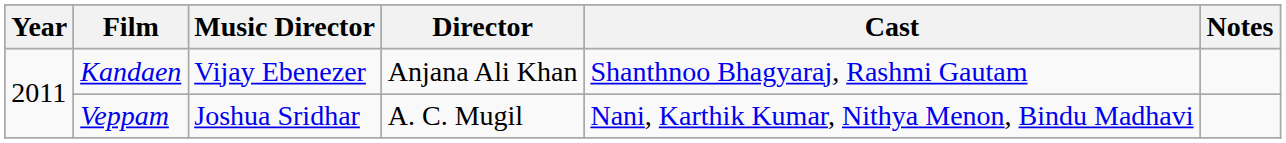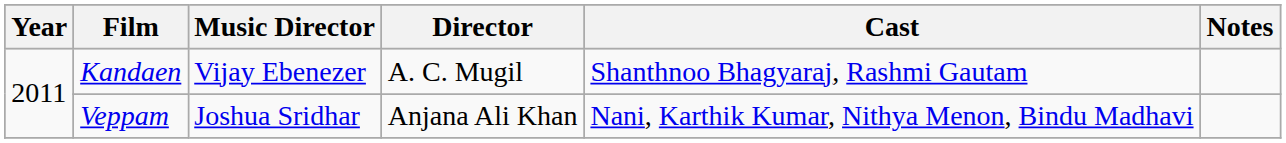(483, 71) Anjana Ali Khan -> (455, 71) A. C. Mugil
(455, 115) A. C. Mugil -> (483, 115) Anjana Ali Khan
